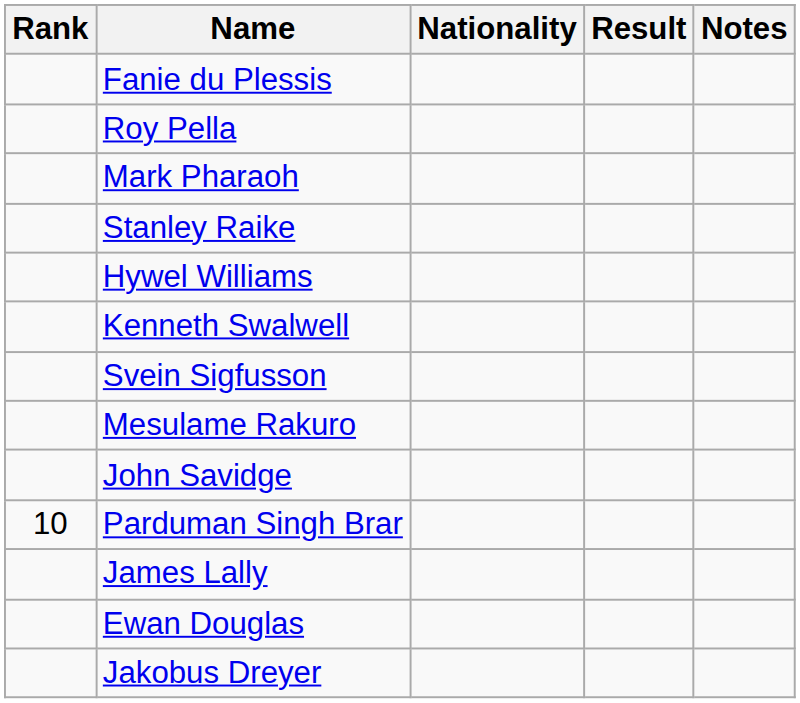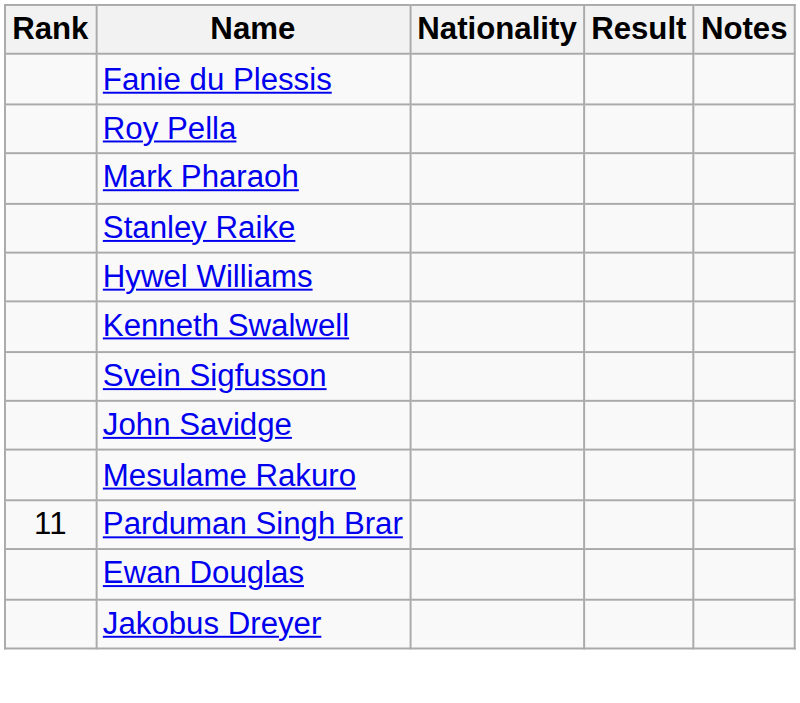rows swapped: (229, 425) <-> (197, 474)
(50, 524) 10 -> (50, 524) 11
- row: (185, 573)
